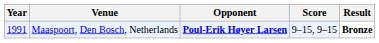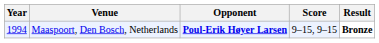(17, 29) 1991 -> (17, 29) 1994
